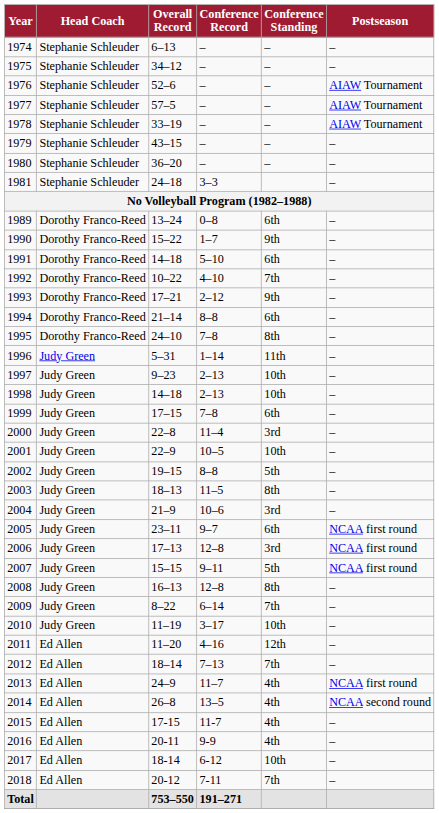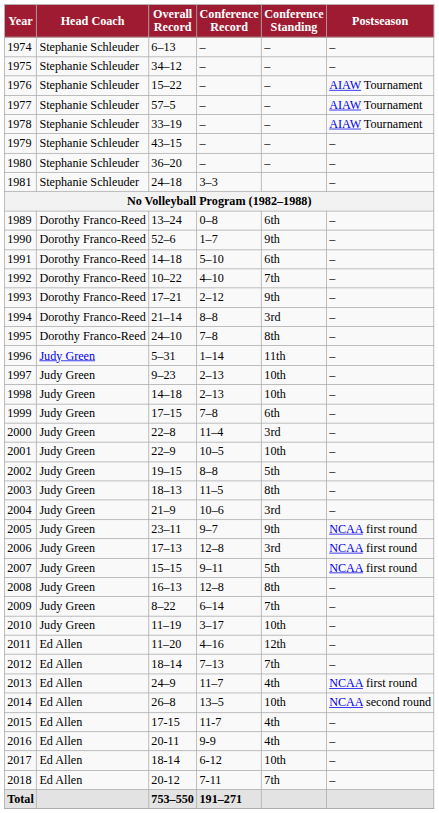(164, 85) 52–6 -> (167, 85) 15–22
(167, 239) 15–22 -> (164, 239) 52–6
(272, 317) 6th -> (272, 317) 3rd
(272, 529) 6th -> (272, 529) 9th
(272, 702) 4th -> (275, 702) 10th
